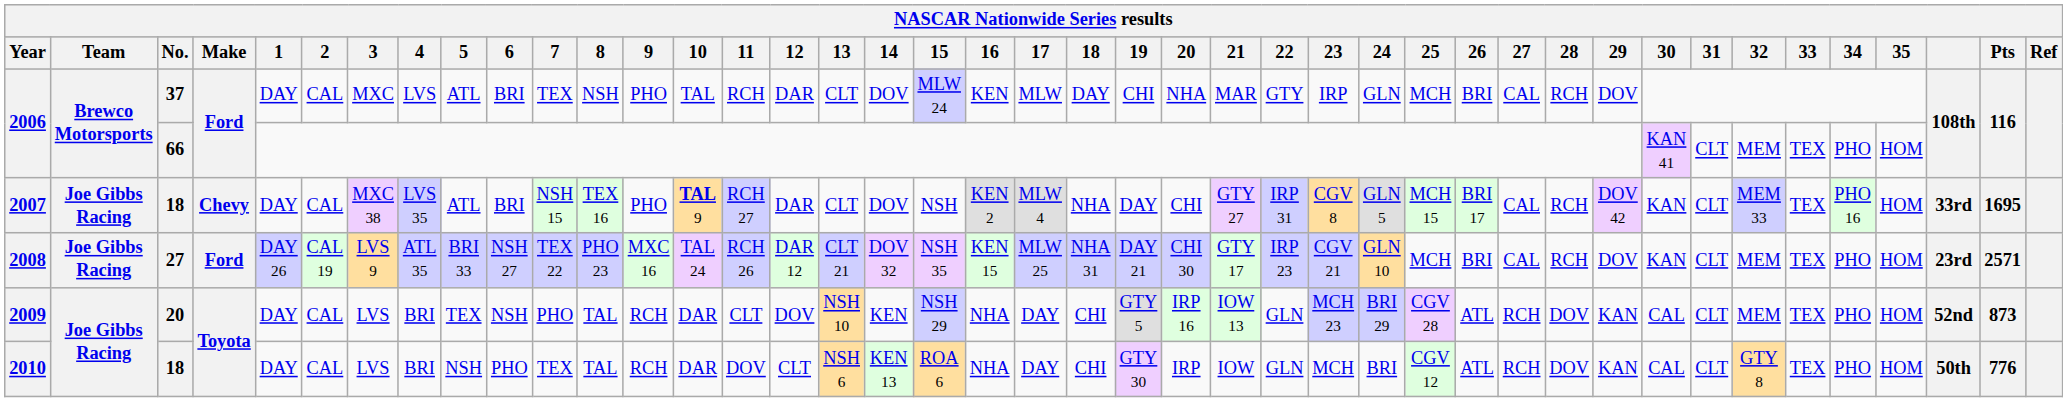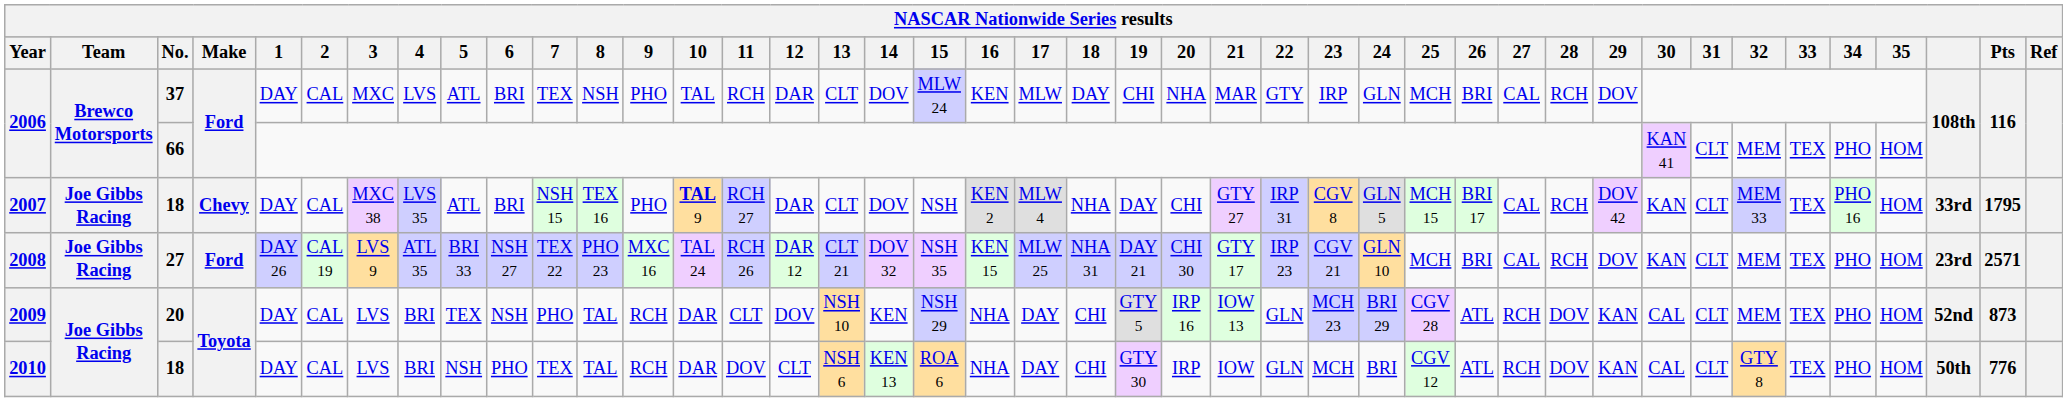(2003, 204) 1695 -> (2003, 204) 1795
